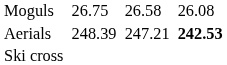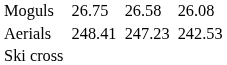(94, 33) 248.39 -> (94, 33) 248.41
(147, 33) 247.21 -> (147, 33) 247.23
(200, 33) bold -> (200, 33) normal
